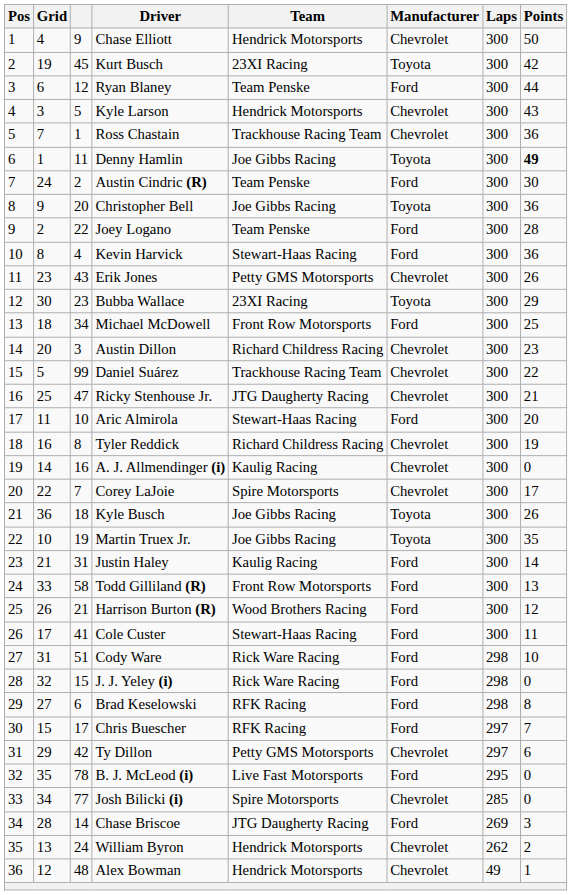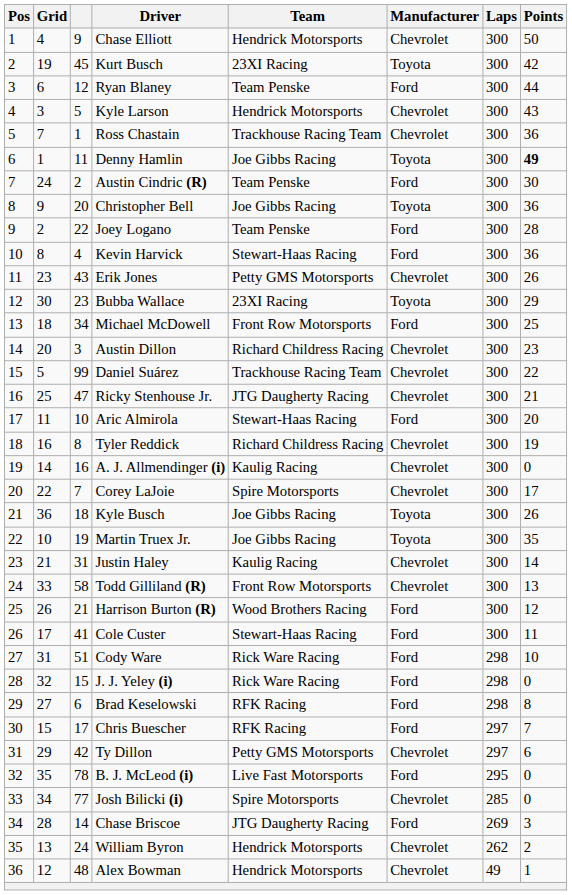(404, 561) Ford -> (419, 561) Chevrolet
(404, 585) Ford -> (419, 585) Chevrolet
